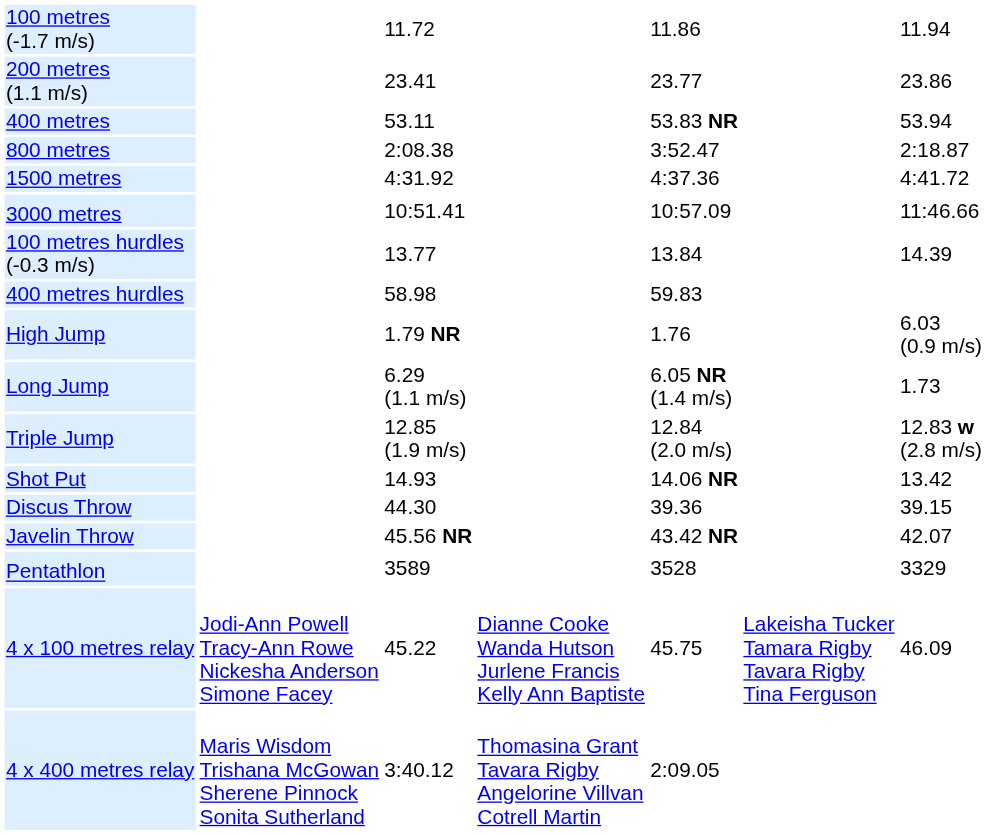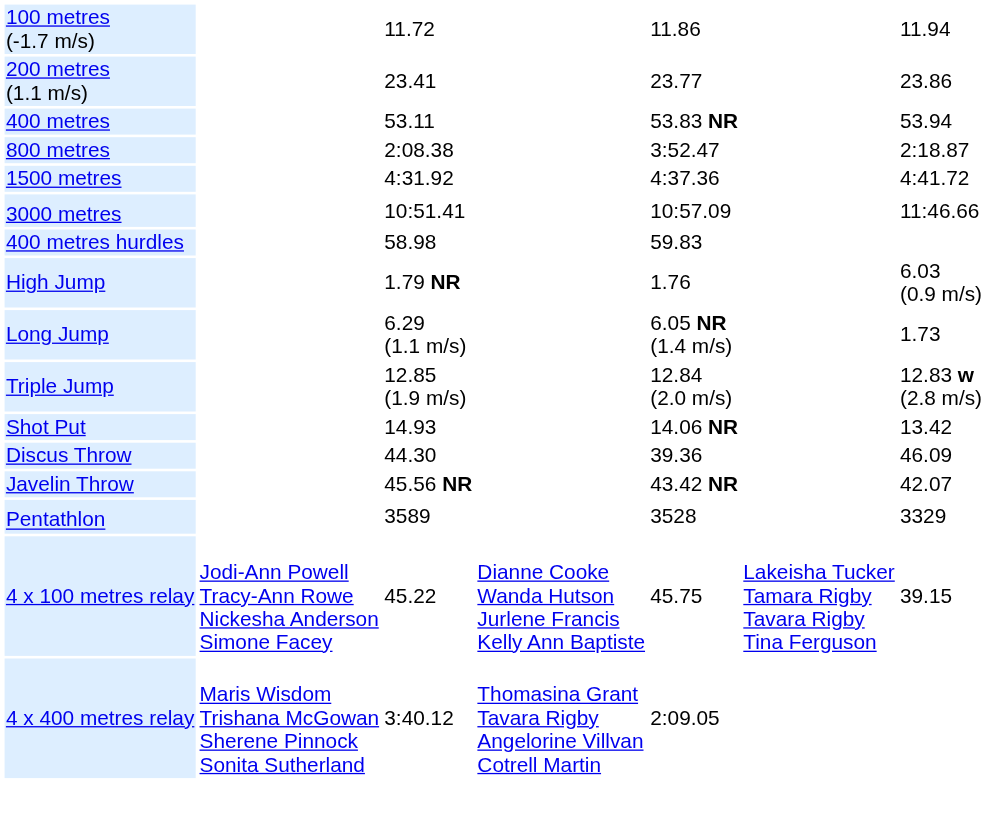- row: (95, 254)
(926, 507) 39.15 -> (926, 455) 46.09
(926, 647) 46.09 -> (926, 595) 39.15
